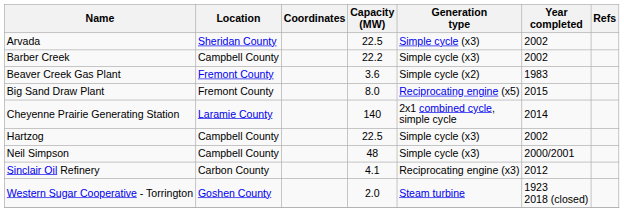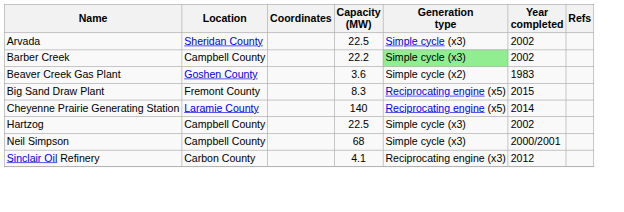(439, 58) no background -> (426, 58) lightgreen background
(236, 74) Fremont County -> (221, 74) Goshen County
(372, 91) 8.0 -> (359, 91) 8.3
(447, 114) 2x1 combined cycle, simple cycle -> (446, 108) Reciprocating engine (x5)
(372, 153) 48 -> (359, 141) 68
- row: (100, 193)
